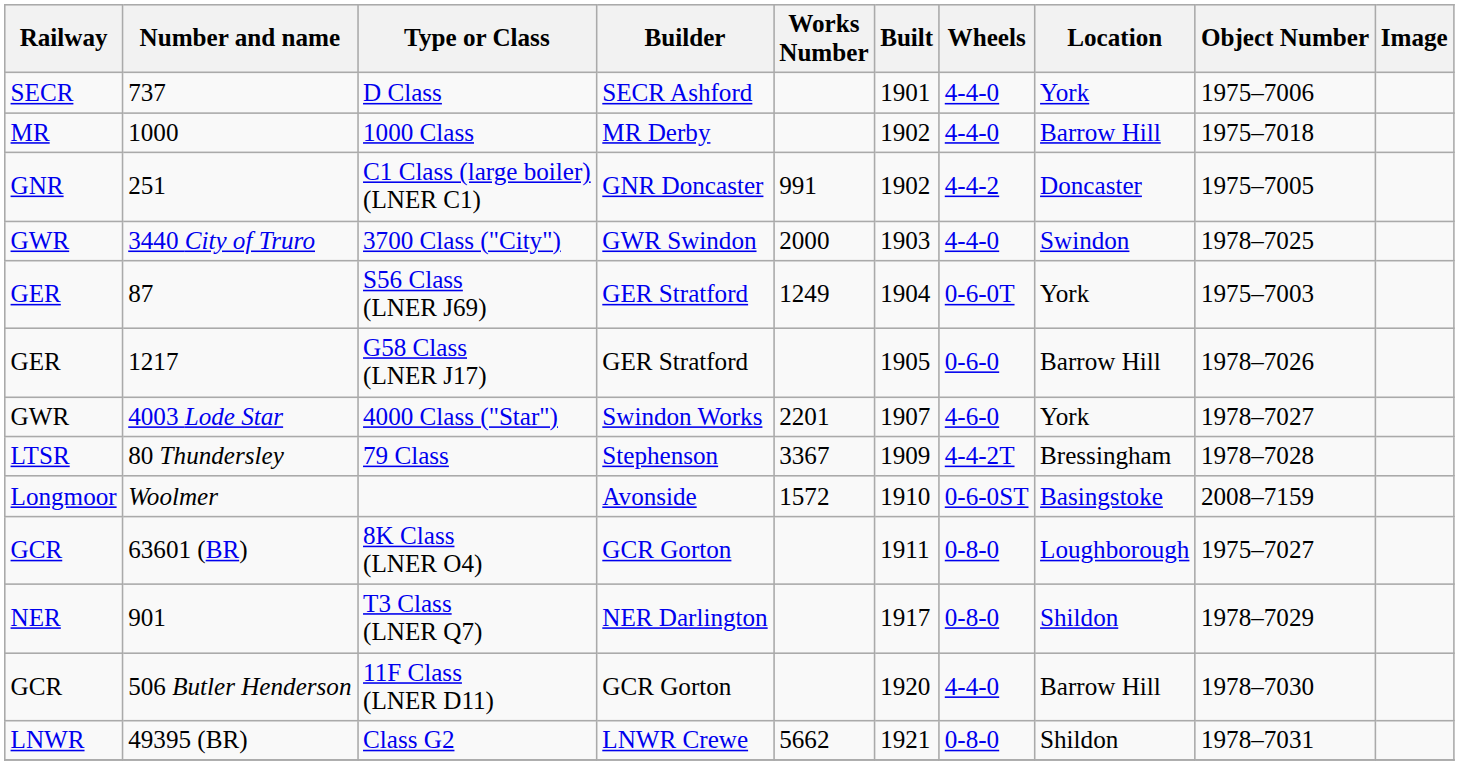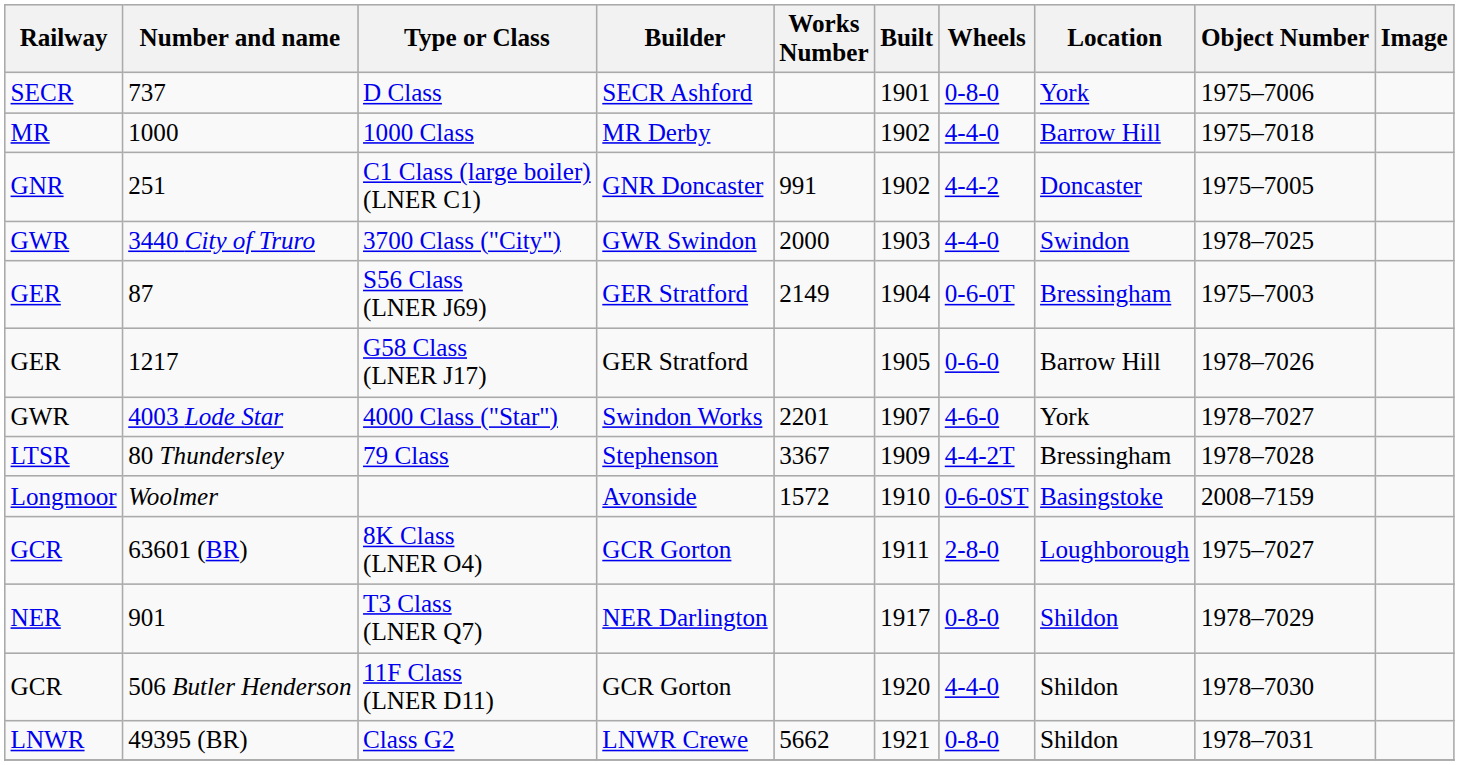(972, 92) 4-4-0 -> (972, 92) 0-8-0
(804, 294) 1249 -> (804, 294) 2149
(1065, 294) York -> (1106, 294) Bressingham
(972, 549) 0-8-0 -> (972, 549) 2-8-0
(1100, 686) Barrow Hill -> (1079, 686) Shildon
